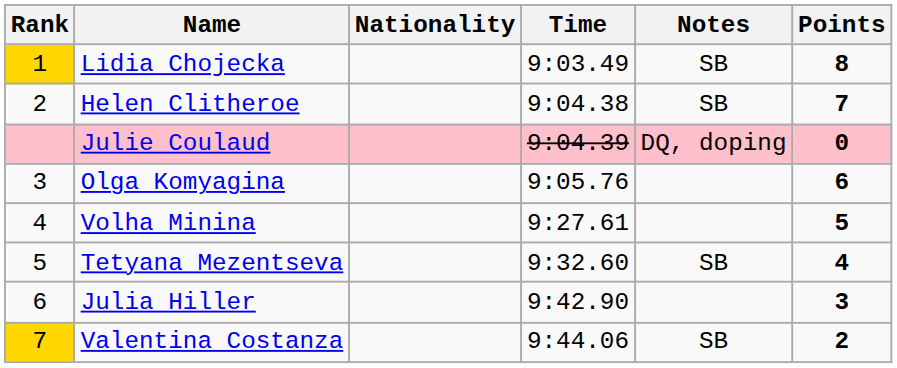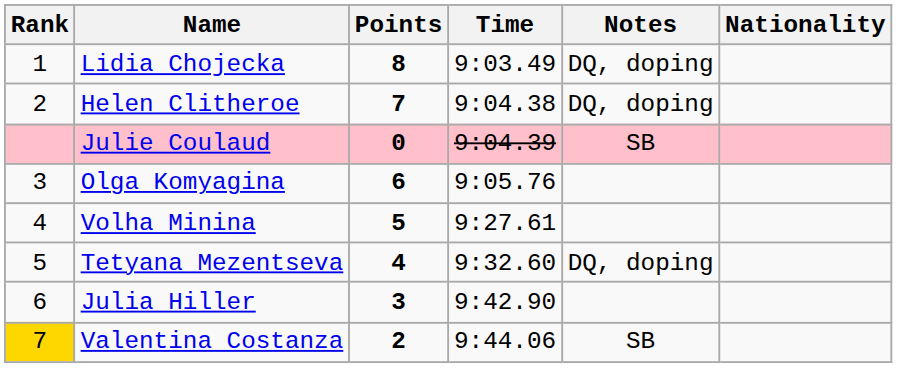columns swapped: (435, 25) <-> (842, 25)
(40, 64) gold background -> (40, 64) no background
(714, 64) SB -> (641, 64) DQ, doping
(714, 104) SB -> (641, 104) DQ, doping
(714, 144) DQ, doping -> (641, 144) SB
(714, 262) SB -> (641, 262) DQ, doping
